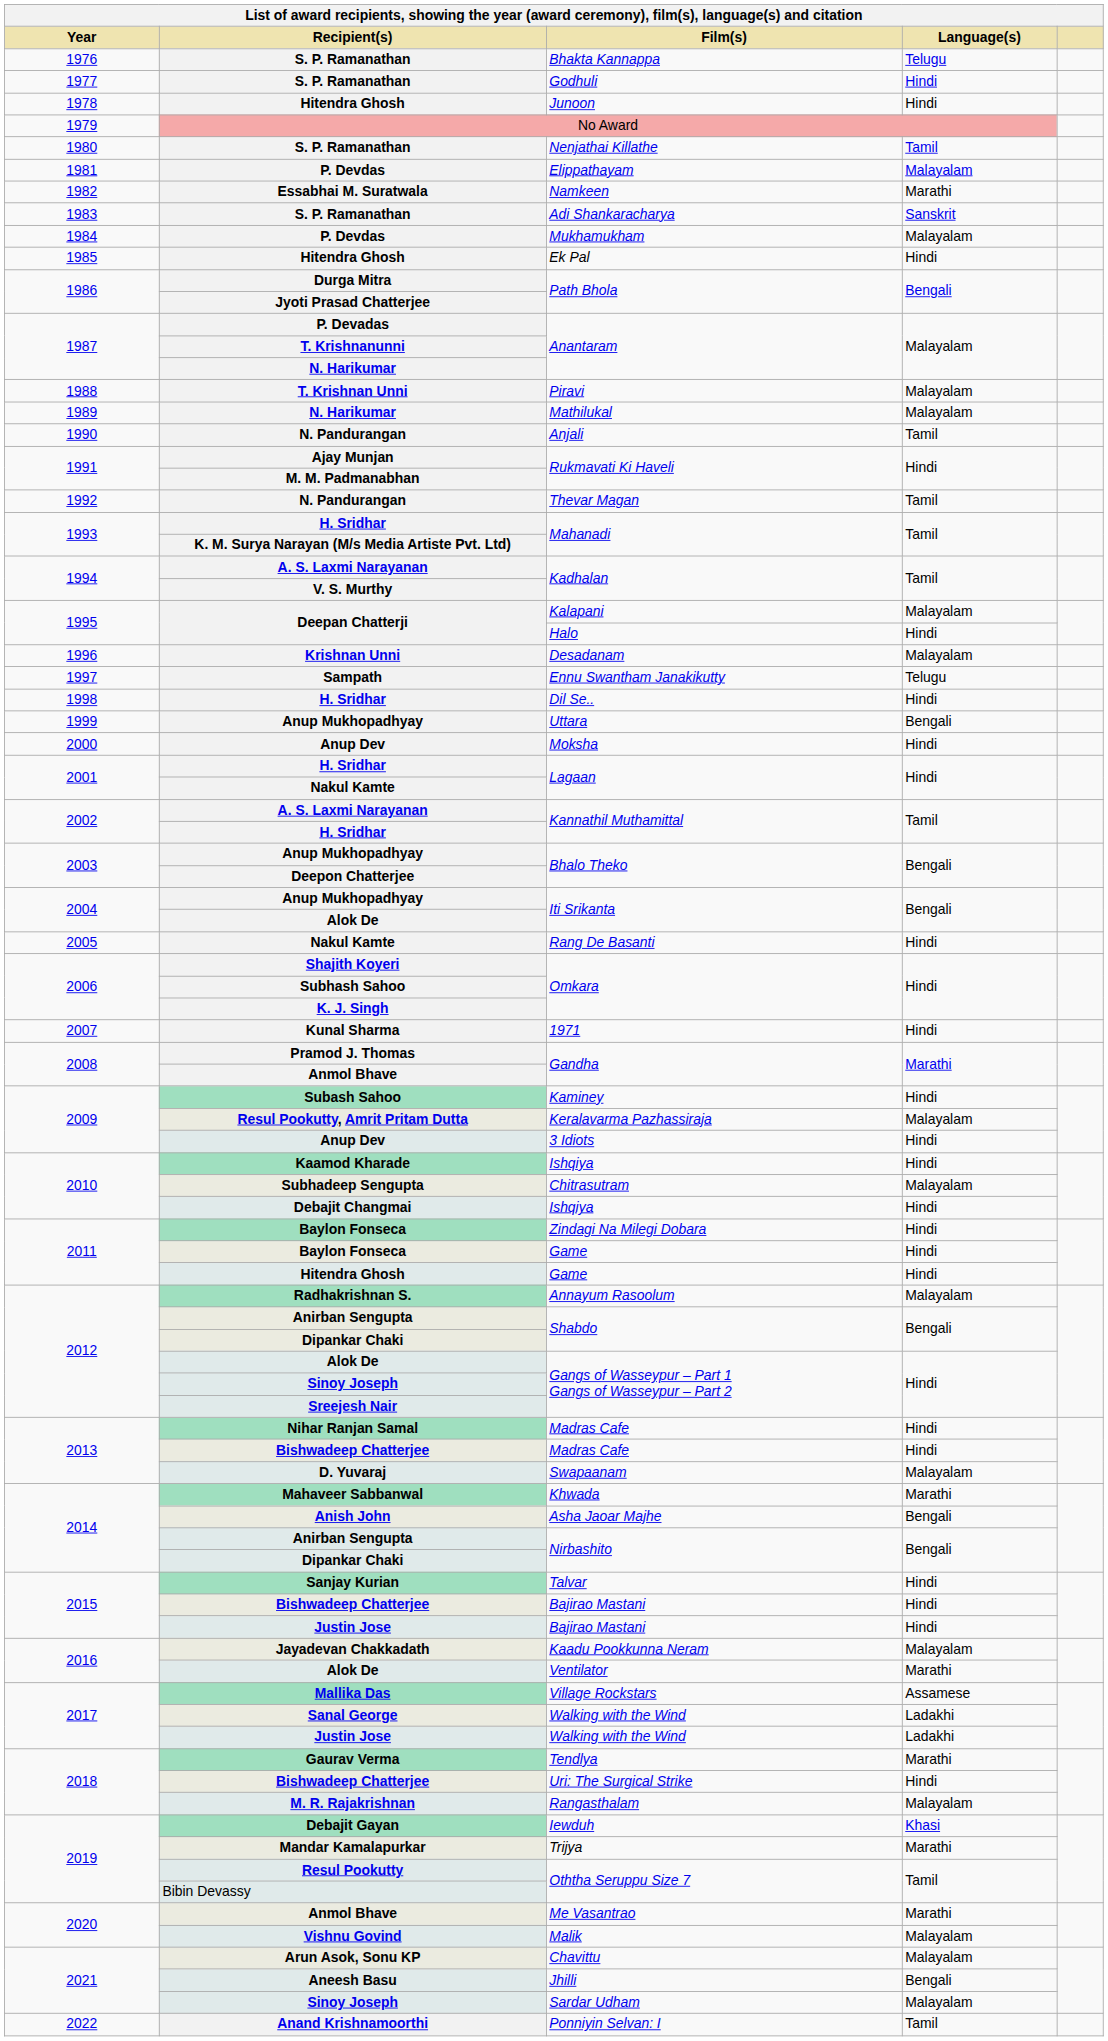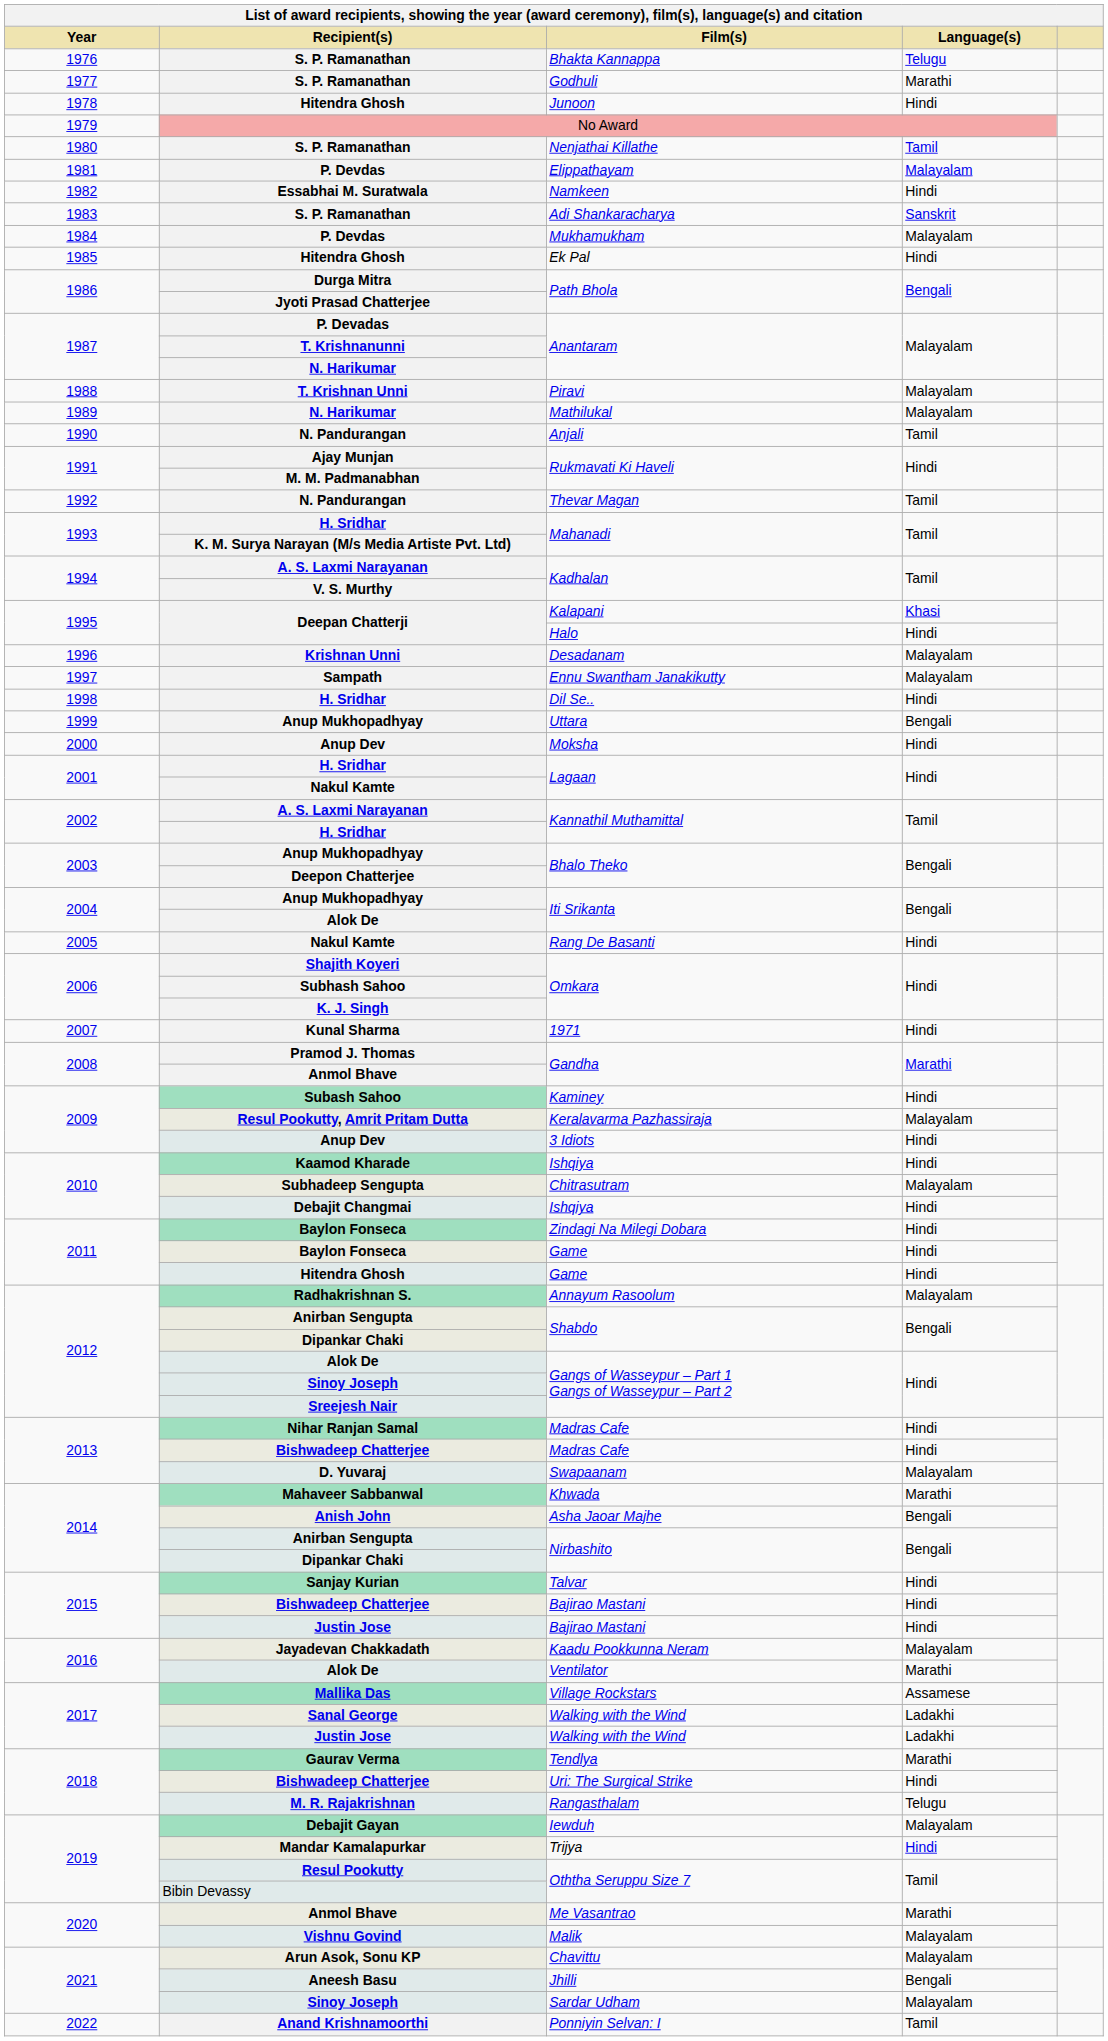(921, 81) Hindi -> (928, 81) Marathi
(928, 192) Marathi -> (921, 192) Hindi
(939, 611) Malayalam -> (923, 611) Khasi
(926, 677) Telugu -> (939, 677) Malayalam
(939, 1803) Malayalam -> (926, 1803) Telugu
(923, 1825) Khasi -> (939, 1825) Malayalam
(928, 1847) Marathi -> (921, 1847) Hindi
